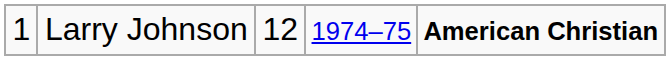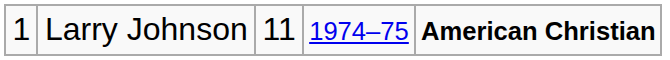(280, 29) 12 -> (279, 29) 11
